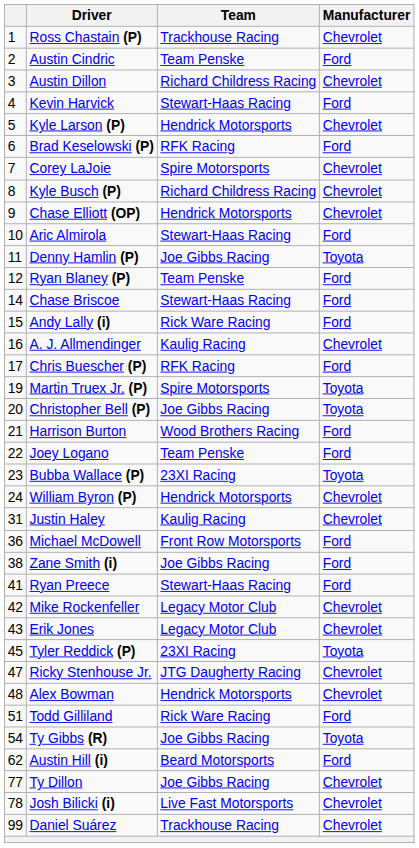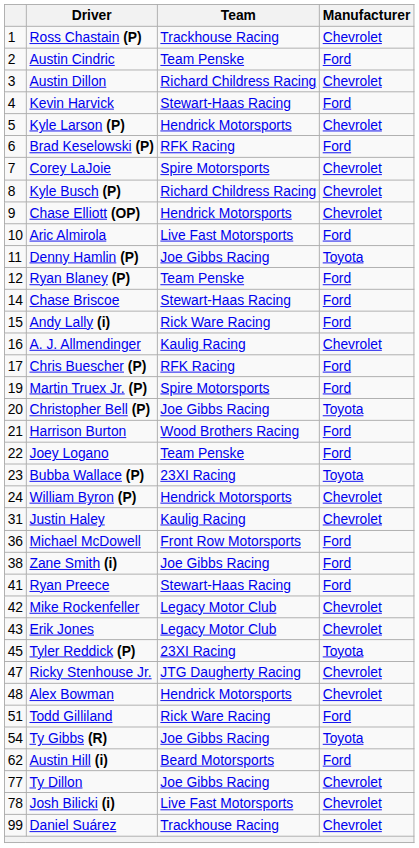(226, 235) Stewart-Haas Racing -> (227, 235) Live Fast Motorsports
(343, 388) Toyota -> (337, 388) Ford
